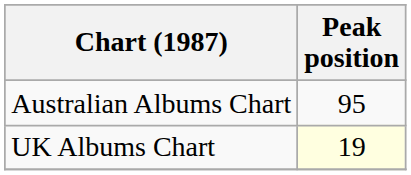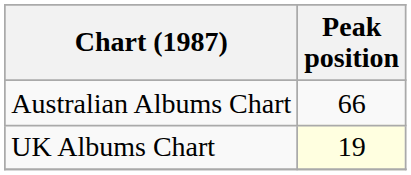(352, 102) 95 -> (352, 102) 66
